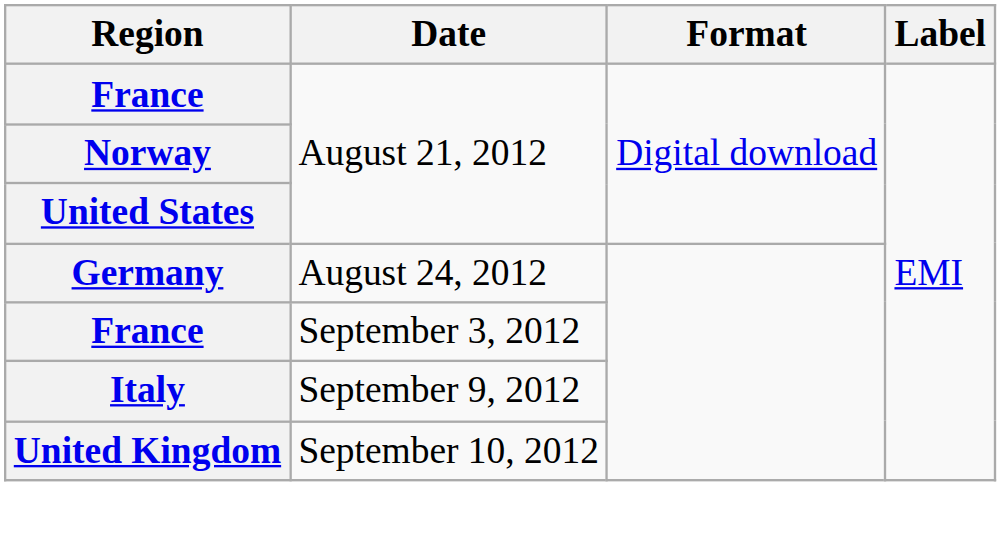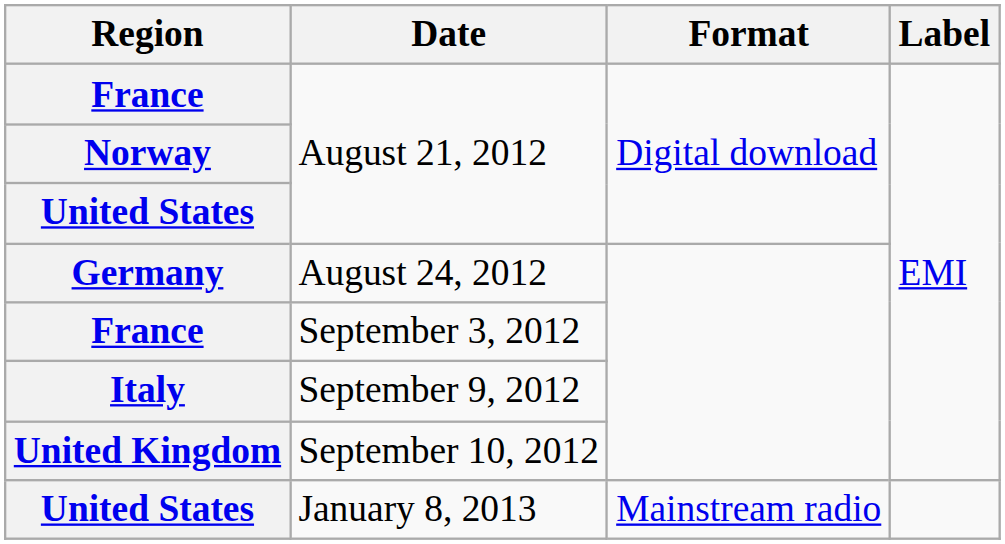+ row: (147, 509)
